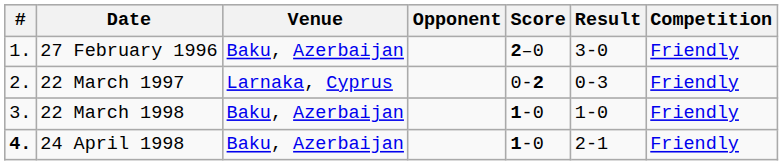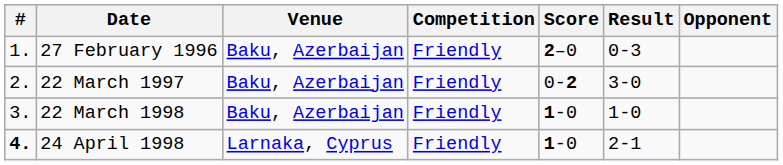columns swapped: (457, 20) <-> (711, 20)
(591, 51) 3-0 -> (625, 51) 0-3
(310, 82) Larnaka, Cyprus -> (315, 82) Baku, Azerbaijan
(591, 82) 0-3 -> (625, 82) 3-0
(315, 144) Baku, Azerbaijan -> (310, 144) Larnaka, Cyprus
